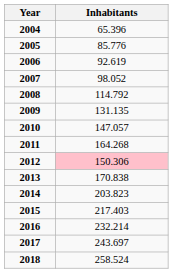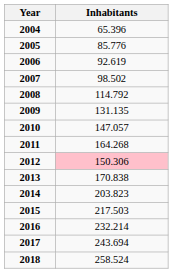(112, 78) 98.052 -> (112, 78) 98.502
(112, 210) 217.403 -> (112, 210) 217.503
(112, 243) 243.697 -> (112, 243) 243.694
